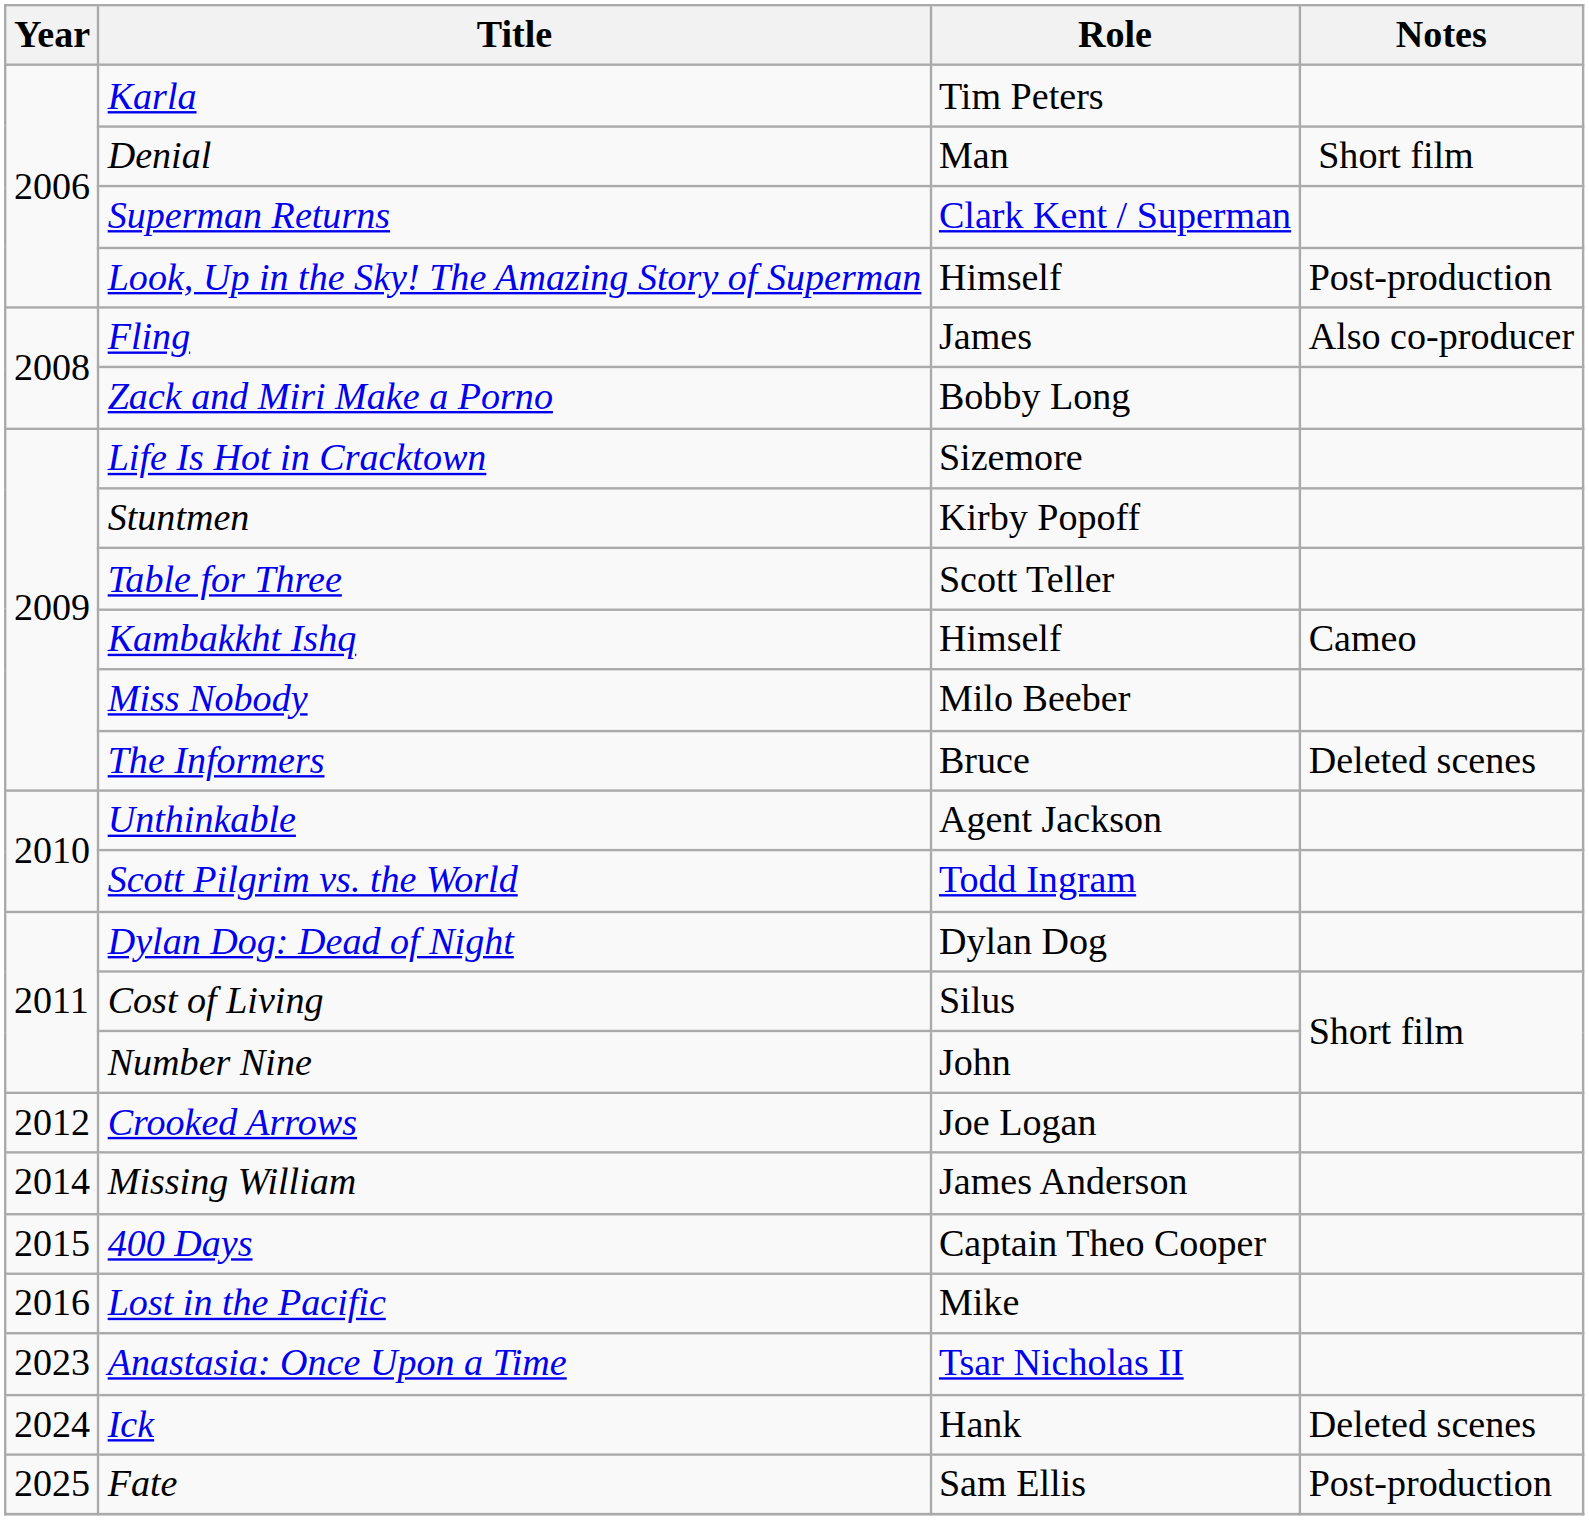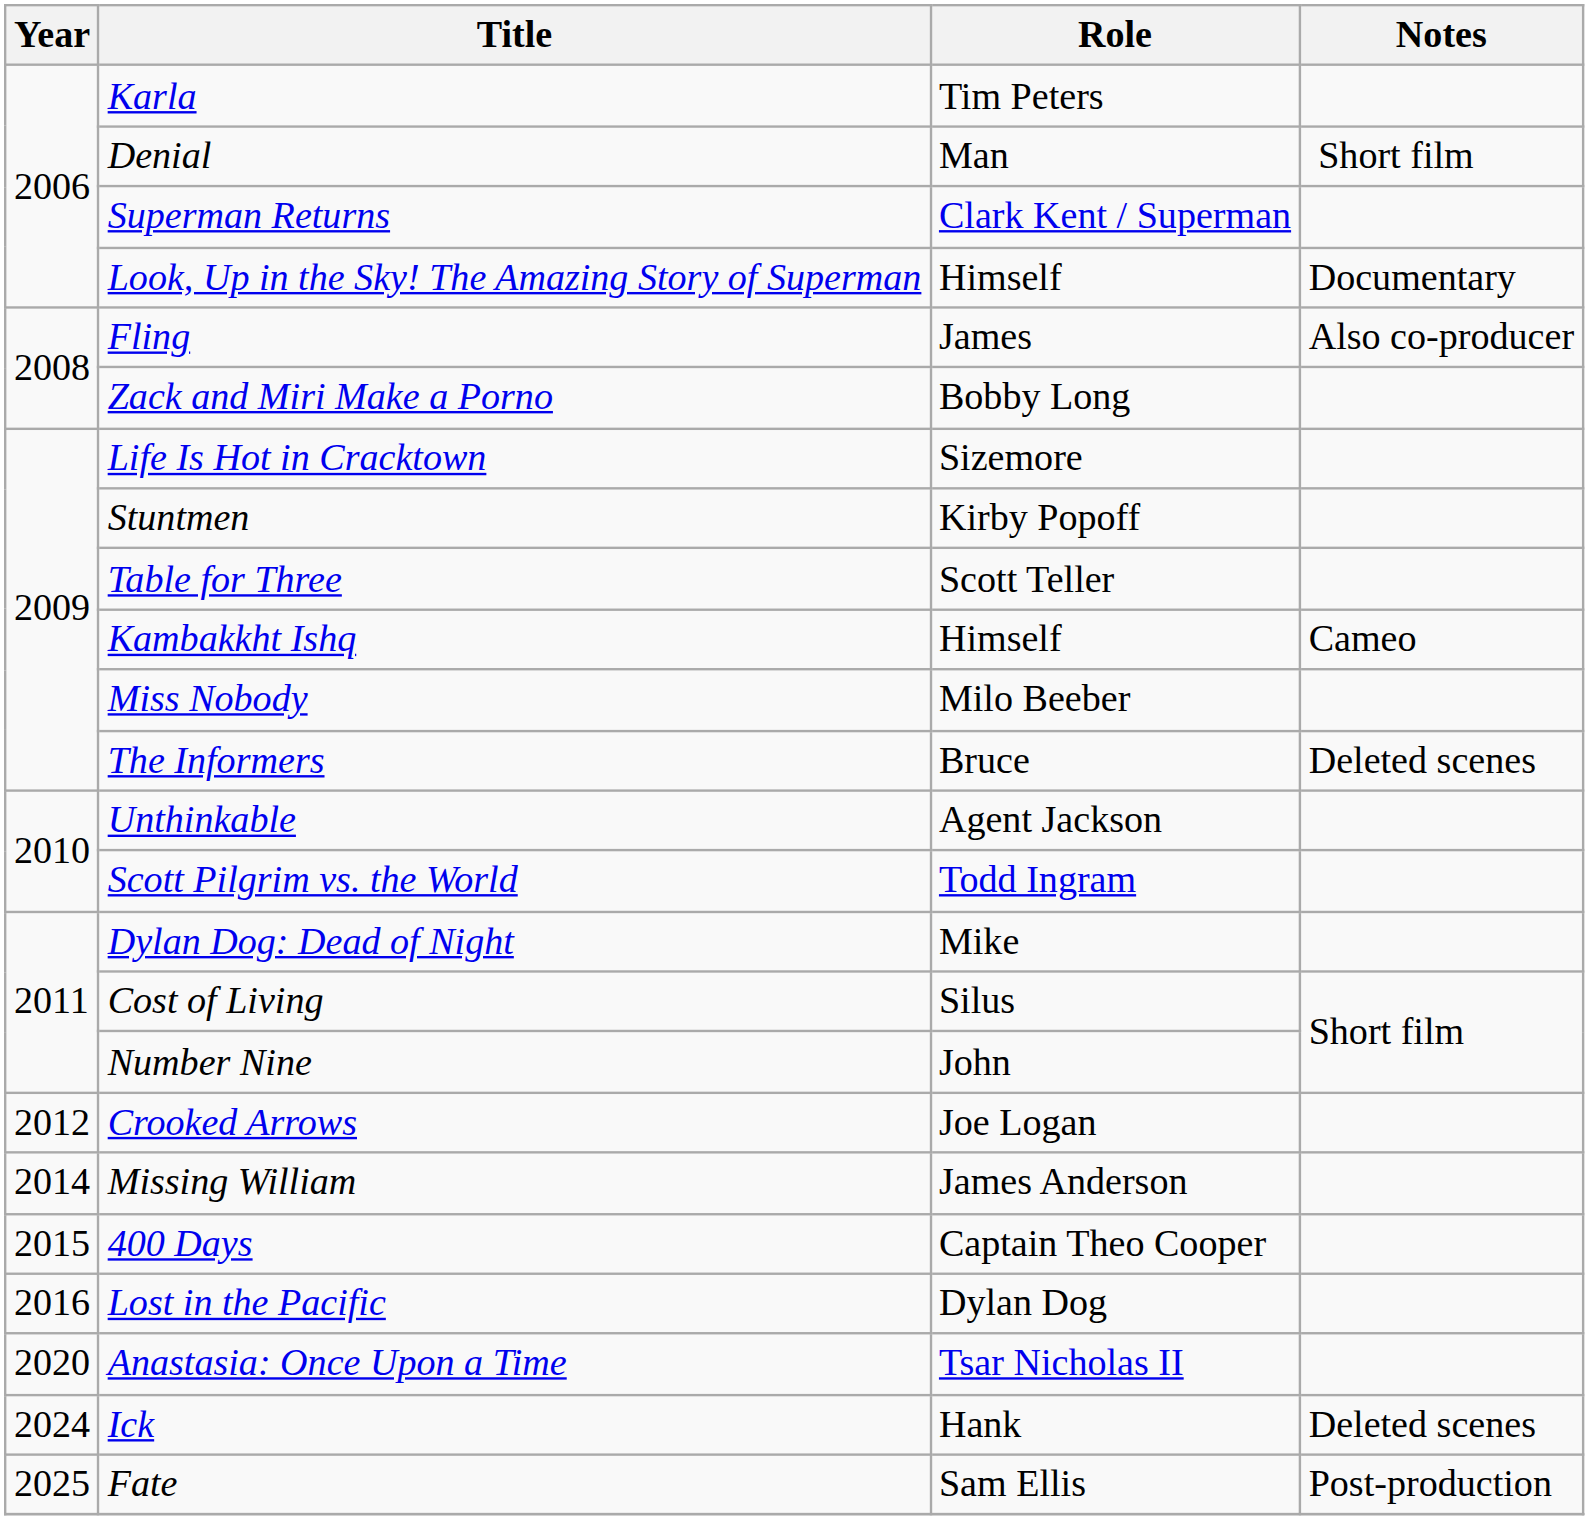(1430, 276) Post-production -> (1412, 276) Documentary
(1023, 940) Dylan Dog -> (979, 940) Mike
(979, 1302) Mike -> (1023, 1302) Dylan Dog
(52, 1363) 2023 -> (52, 1363) 2020
